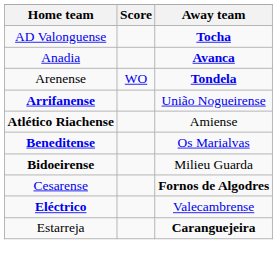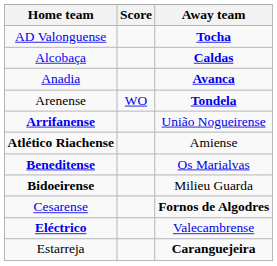+ row: (61, 57)
